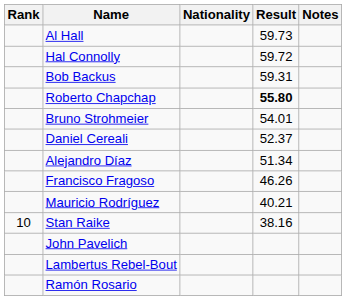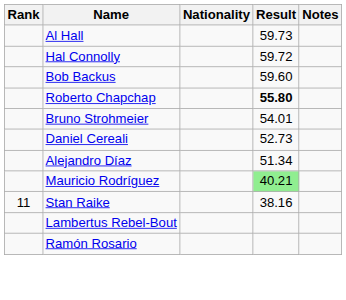(276, 77) 59.31 -> (276, 77) 59.60
(276, 139) 52.37 -> (276, 139) 52.73
- row: (100, 181)
(276, 202) no background -> (276, 181) lightgreen background
(23, 222) 10 -> (23, 202) 11
- row: (86, 243)
